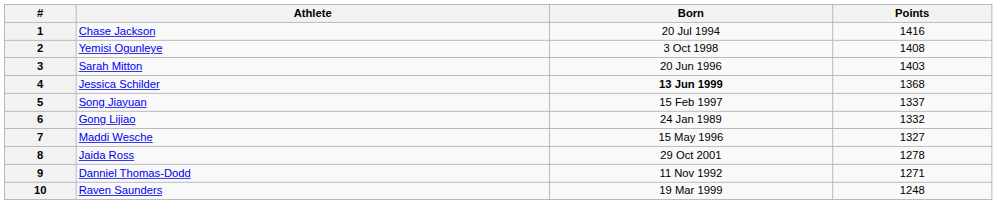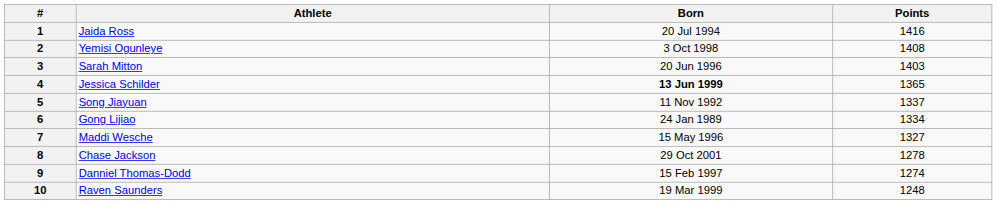(117, 31) Chase Jackson -> (106, 31) Jaida Ross
(912, 85) 1368 -> (912, 85) 1365
(691, 102) 15 Feb 1997 -> (691, 102) 11 Nov 1992
(912, 120) 1332 -> (912, 120) 1334
(106, 156) Jaida Ross -> (117, 156) Chase Jackson
(691, 173) 11 Nov 1992 -> (691, 173) 15 Feb 1997
(912, 173) 1271 -> (912, 173) 1274
